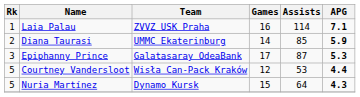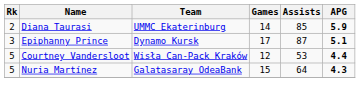- row: (49, 26)
(188, 56) Galatasaray OdeaBank -> (166, 41) Dynamo Kursk
(339, 56) 5.3 -> (339, 41) 5.1
(166, 85) Dynamo Kursk -> (188, 70) Galatasaray OdeaBank
